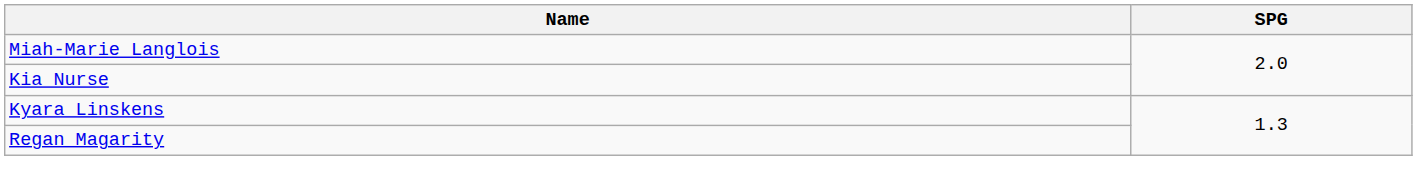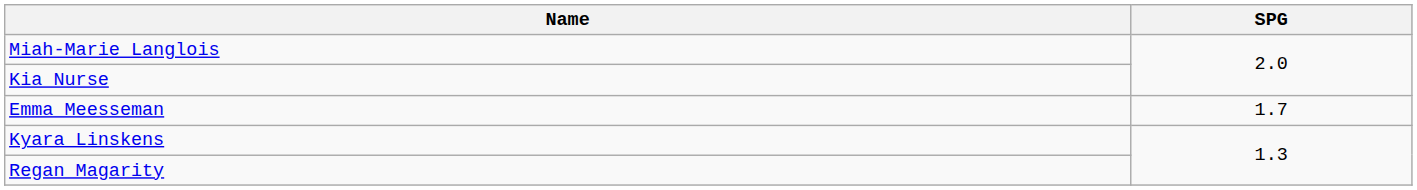+ row: (87, 110)
